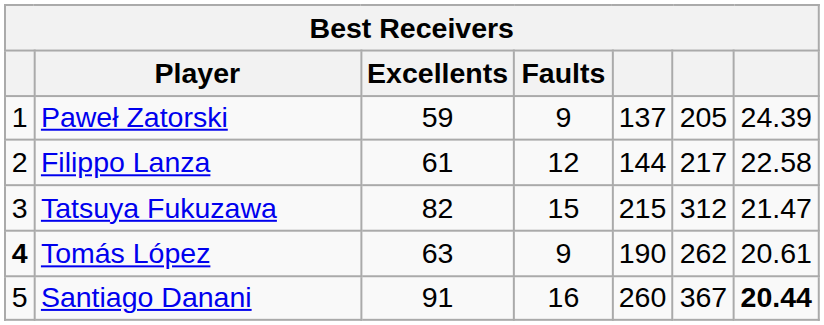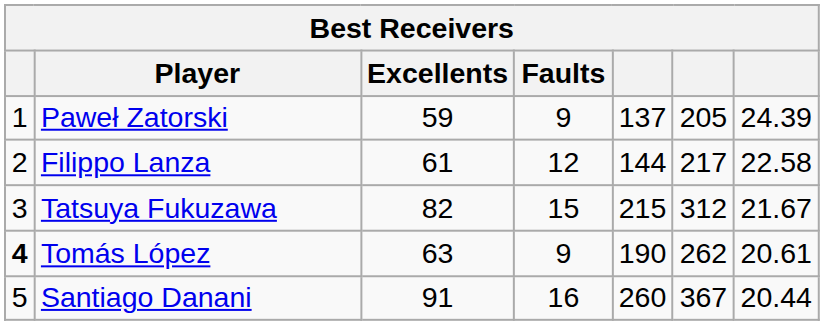(776, 208) 21.47 -> (776, 208) 21.67
(776, 298) bold -> (776, 298) normal
